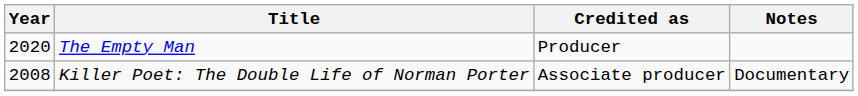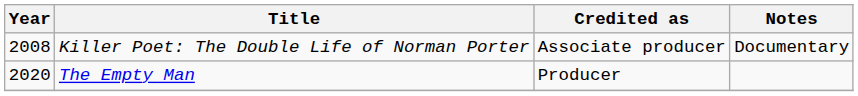rows swapped: (294, 76) <-> (127, 47)
